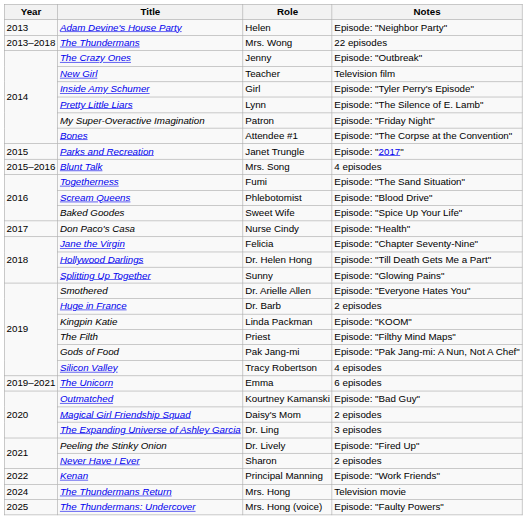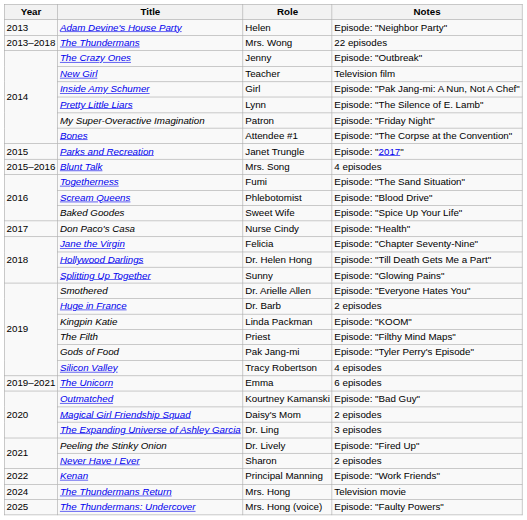(404, 89) Episode: "Tyler Perry's Episode" -> (427, 89) Episode: "Pak Jang-mi: A Nun, Not A Chef"
(427, 352) Episode: "Pak Jang-mi: A Nun, Not A Chef" -> (404, 352) Episode: "Tyler Perry's Episode"
